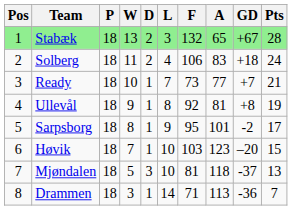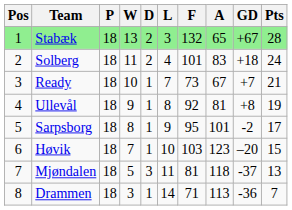(192, 60) 106 -> (192, 60) 101
(219, 82) 77 -> (219, 82) 67
(168, 171) 10 -> (168, 171) 11
